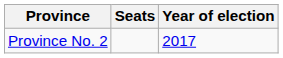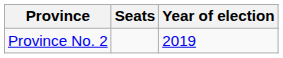(179, 40) 2017 -> (179, 40) 2019
